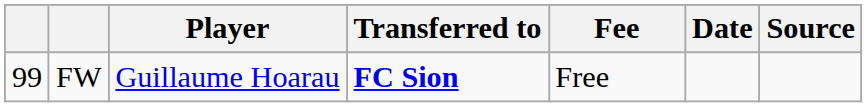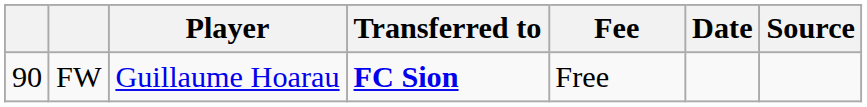(27, 76) 99 -> (27, 76) 90
